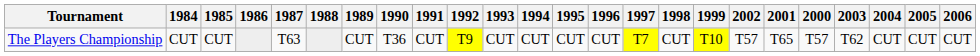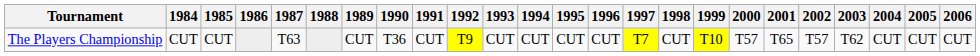columns swapped: (817, 16) <-> (746, 16)
